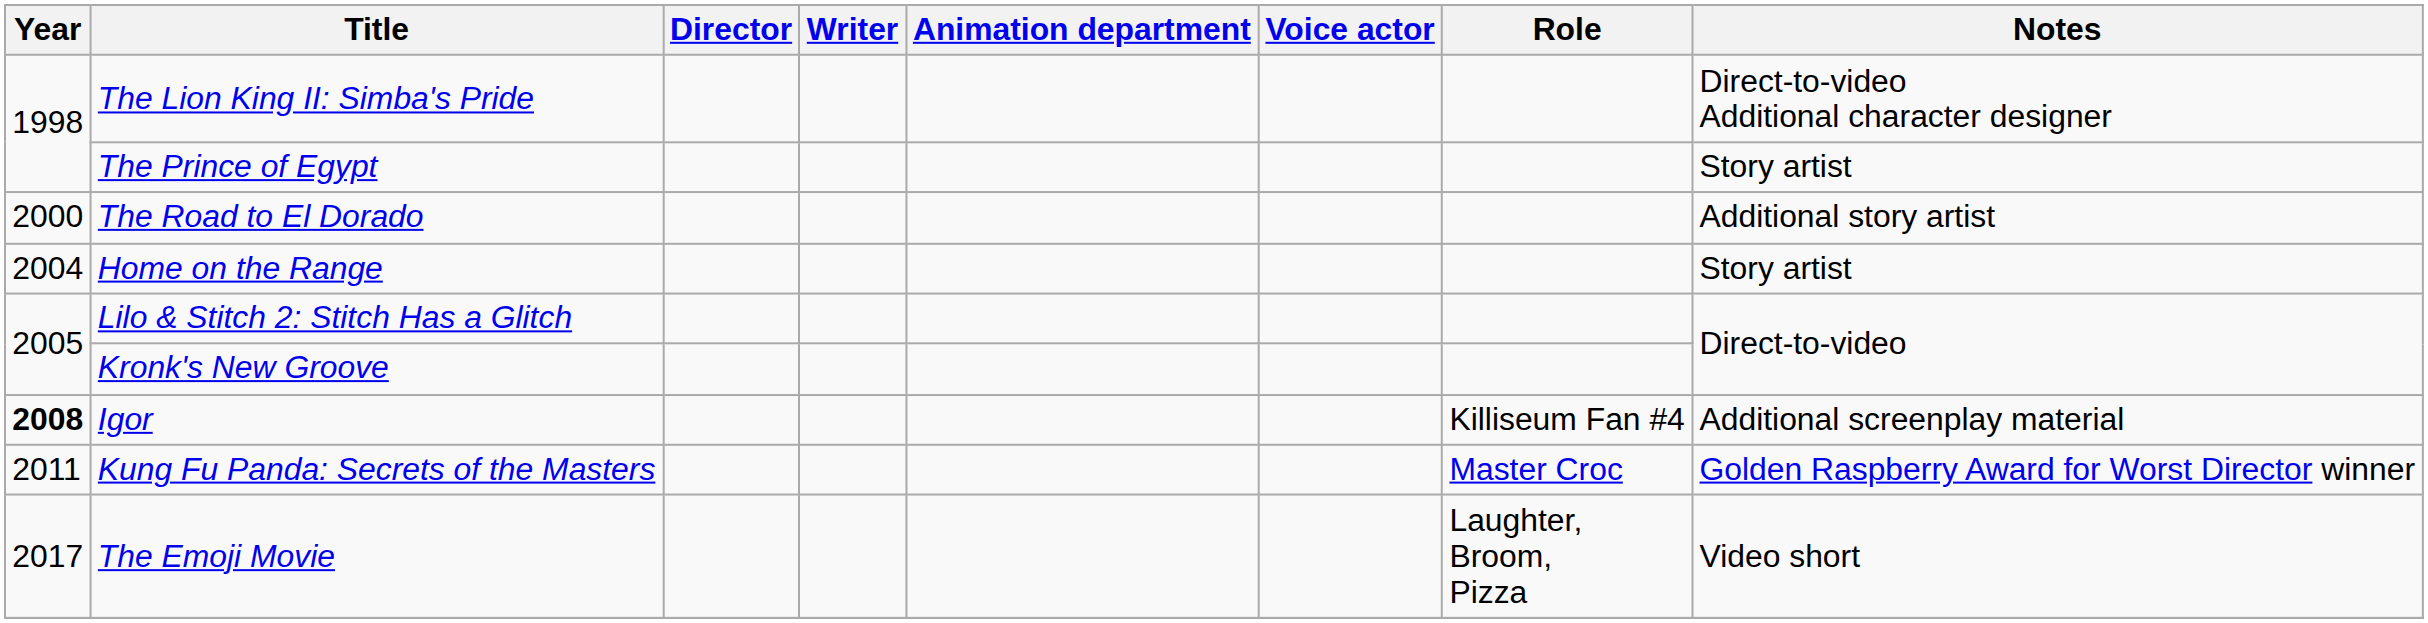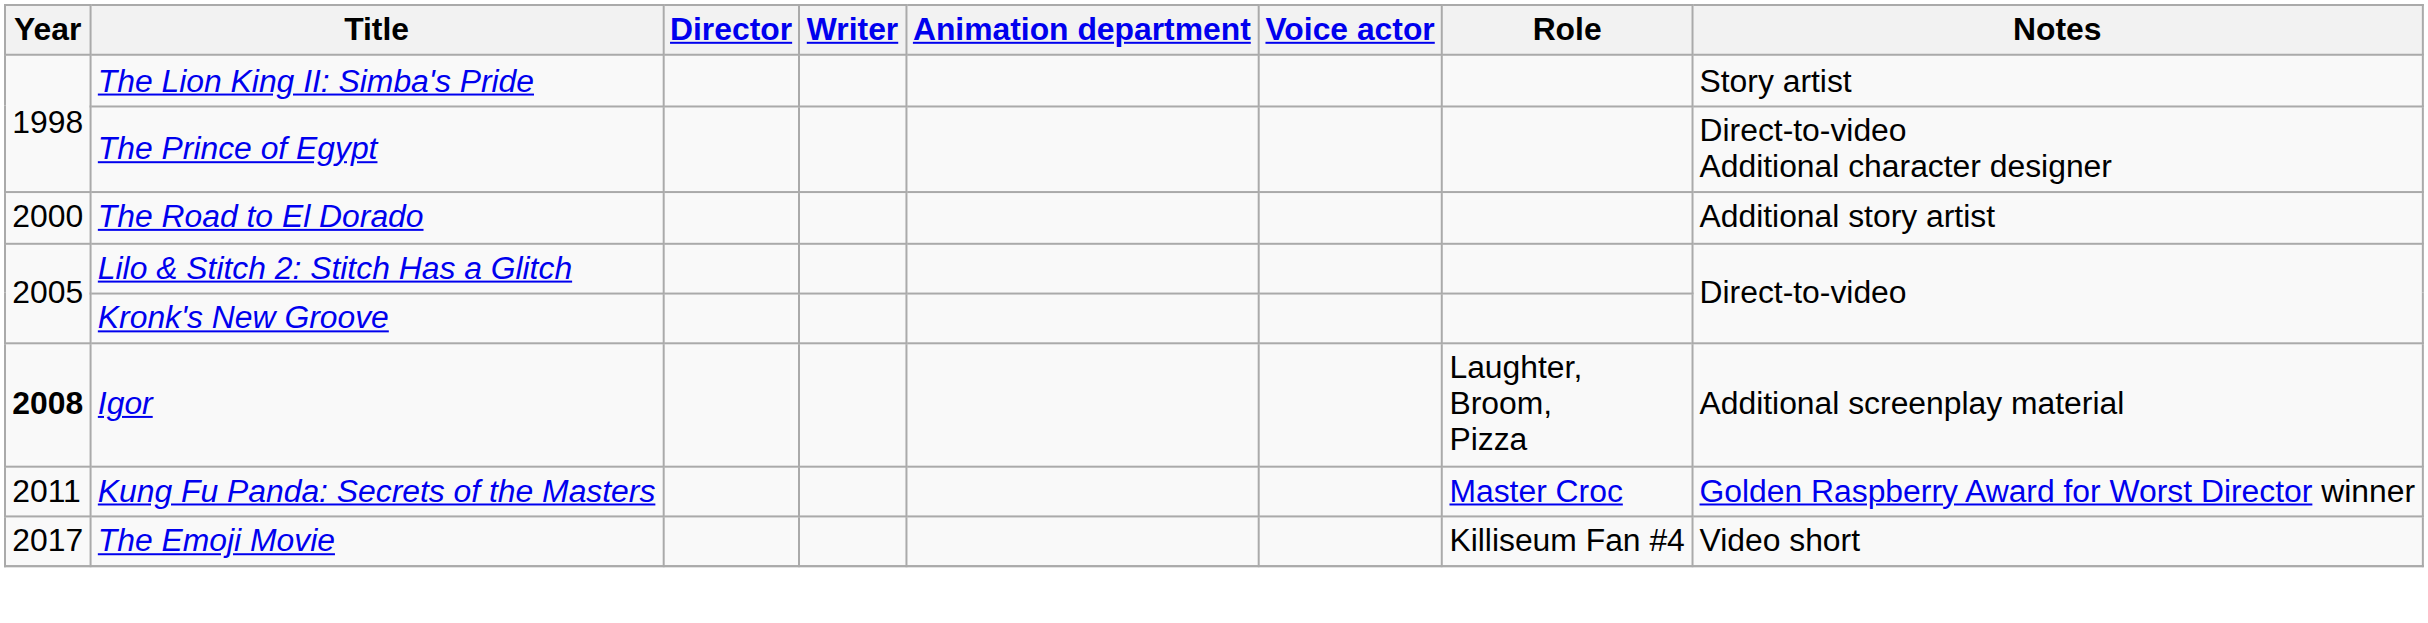(1906, 98) Direct-to-video Additional character designer -> (1776, 80) Story artist
(1776, 166) Story artist -> (1906, 148) Direct-to-video Additional character designer
- row: (240, 267)
(1567, 419) Killiseum Fan #4 -> (1516, 404) Laughter, Broom, Pizza
(1516, 555) Laughter, Broom, Pizza -> (1567, 541) Killiseum Fan #4
